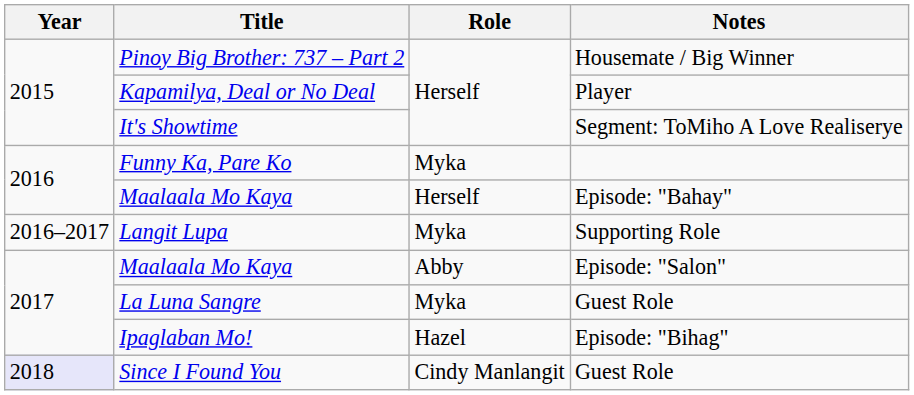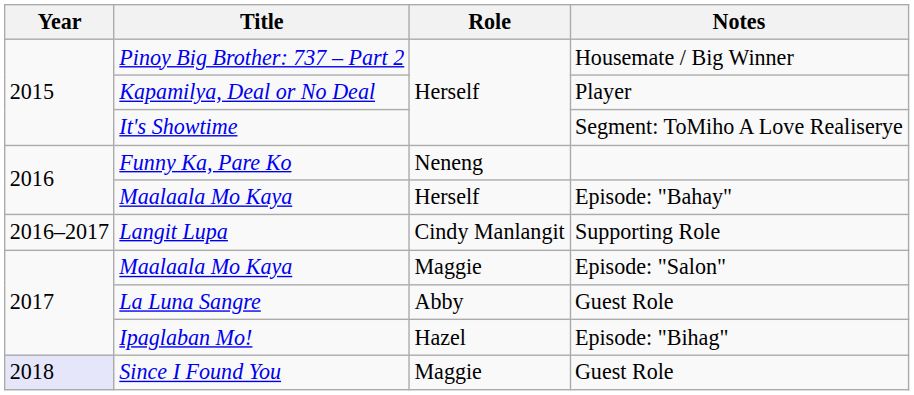(440, 162) Myka -> (449, 162) Neneng
(440, 232) Myka -> (490, 232) Cindy Manlangit
(439, 267) Abby -> (448, 267) Maggie
(440, 302) Myka -> (439, 302) Abby
(490, 372) Cindy Manlangit -> (448, 372) Maggie
